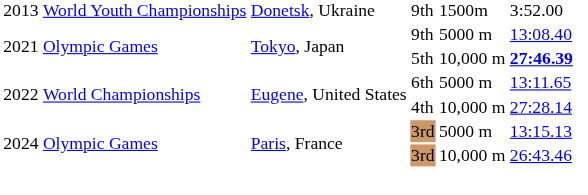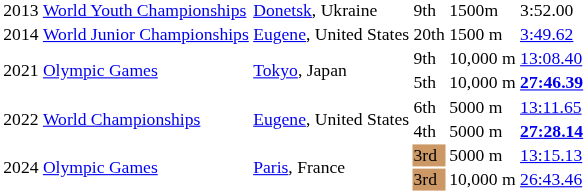+ row: (21, 34)
(466, 34) 5000 m -> (482, 58) 10,000 m
(472, 106) 10,000 m -> (476, 131) 5000 m
(541, 106) normal -> (552, 131) bold
